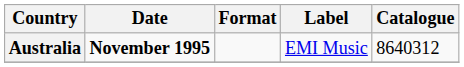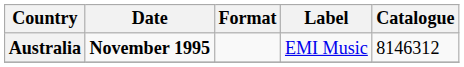(408, 47) 8640312 -> (408, 47) 8146312
